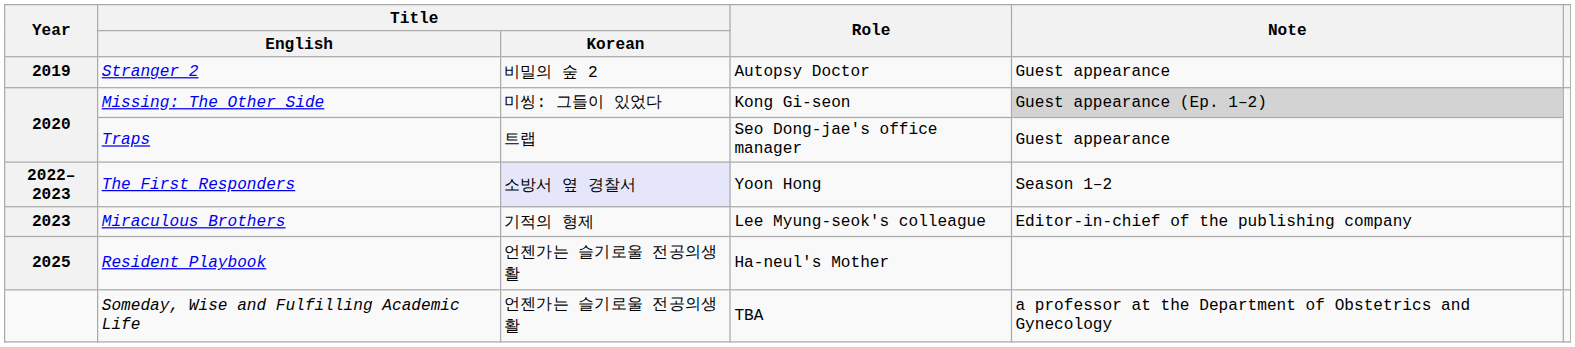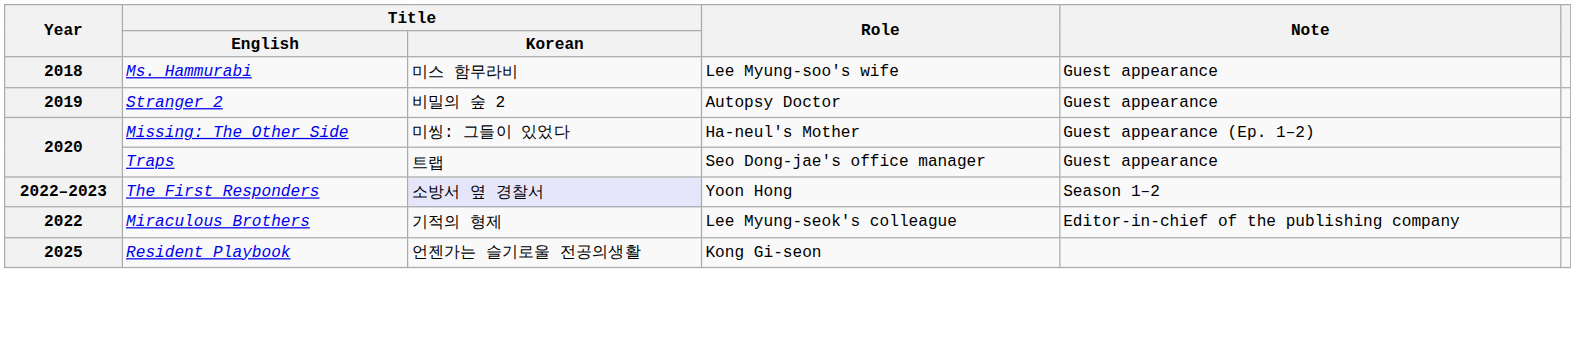+ row: (189, 72)
(792, 102) Kong Gi-seon -> (783, 132) Ha-neul's Mother
(1141, 102) lightgrey background -> (1189, 132) no background
(51, 222) 2023 -> (63, 222) 2022
(812, 263) Ha-neul's Mother -> (763, 252) Kong Gi-seon
- row: (281, 315)
